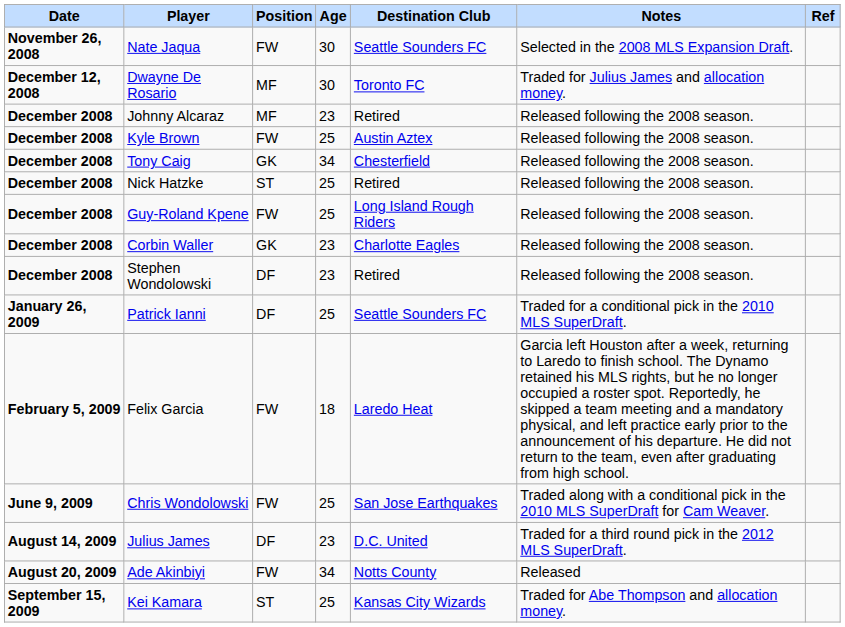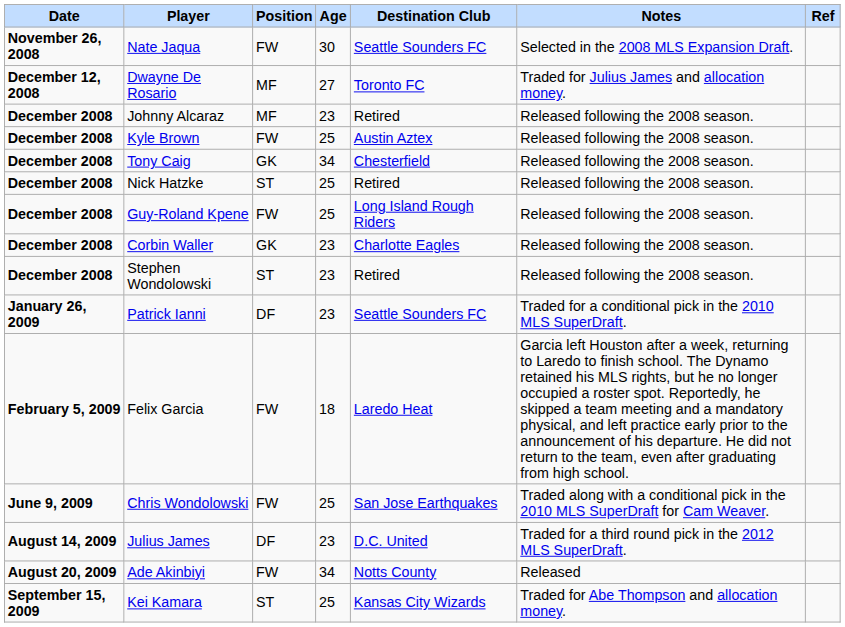(327, 85) 30 -> (327, 85) 27
(266, 275) DF -> (265, 275) ST
(327, 314) 25 -> (327, 314) 23
